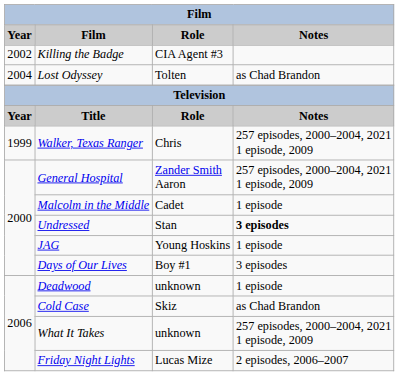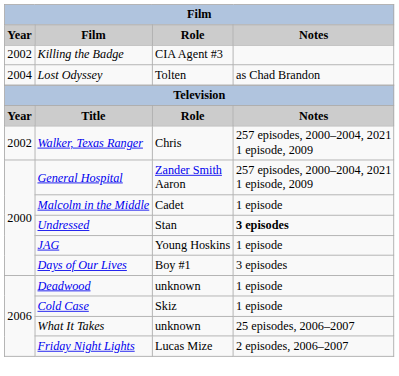(20, 143) 1999 -> (20, 143) 2002
(278, 306) as Chad Brandon -> (259, 306) 1 episode
(314, 333) 257 episodes, 2000–2004, 2021 1 episode, 2009 -> (295, 326) 25 episodes, 2006–2007
